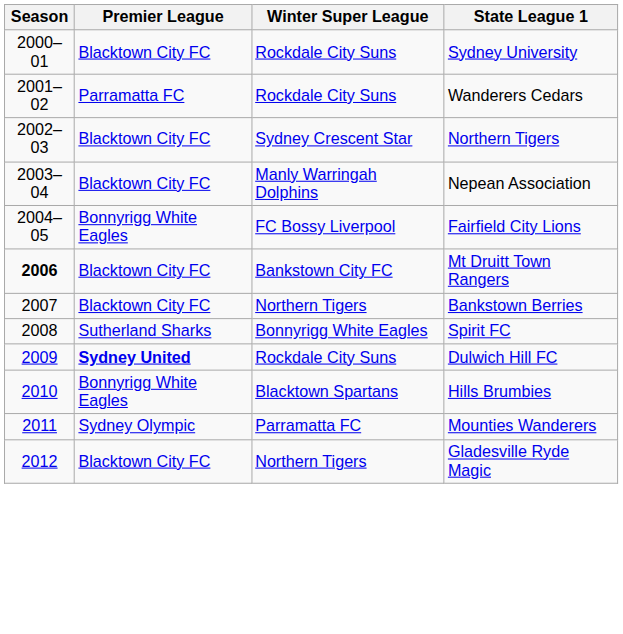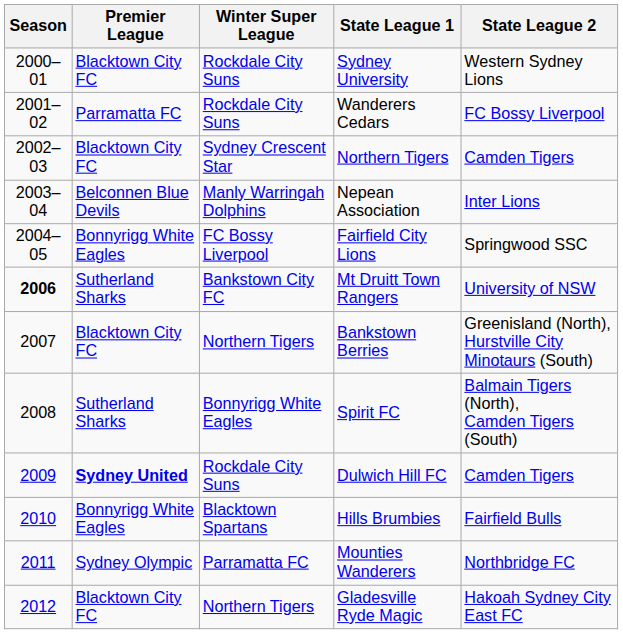+ column: (539, 26)
(144, 183) Blacktown City FC -> (132, 201) Belconnen Blue Devils
(144, 271) Blacktown City FC -> (115, 289) Sutherland Sharks
